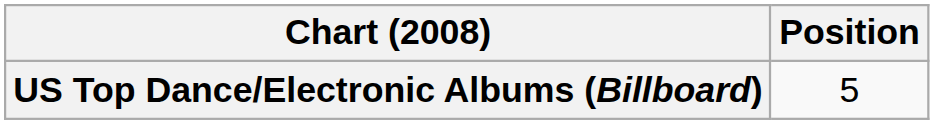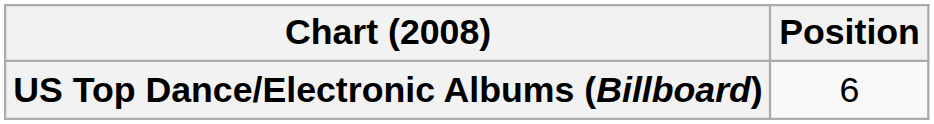(850, 89) 5 -> (850, 89) 6
